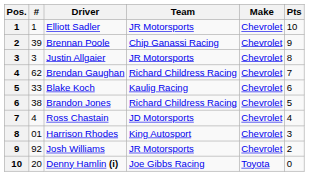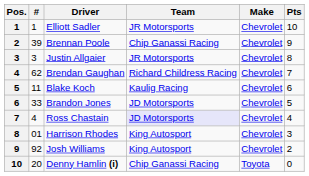(37, 88) 33 -> (36, 88) 11
(37, 103) 38 -> (37, 103) 33
(183, 103) Richard Childress Racing -> (161, 103) JD Motorsports
(161, 118) no background -> (161, 118) lavender background
(161, 149) JR Motorsports -> (160, 149) King Autosport
(167, 164) Joe Gibbs Racing -> (174, 164) Chip Ganassi Racing
